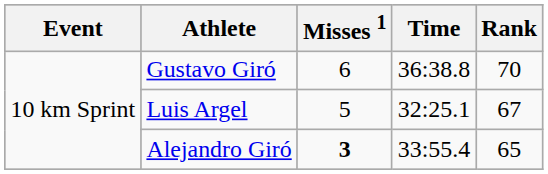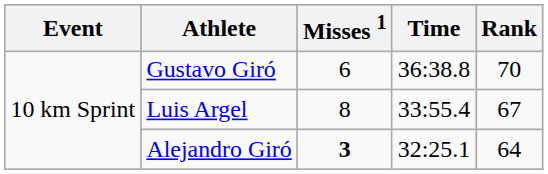(345, 109) 5 -> (345, 109) 8
(434, 109) 32:25.1 -> (434, 109) 33:55.4
(434, 149) 33:55.4 -> (434, 149) 32:25.1
(509, 149) 65 -> (509, 149) 64
